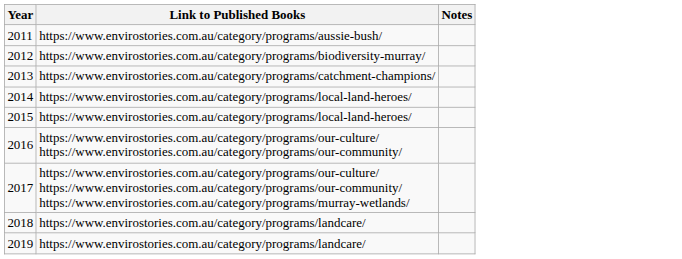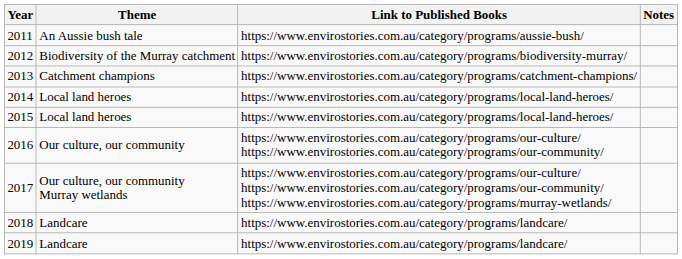+ column: (137, 14)
